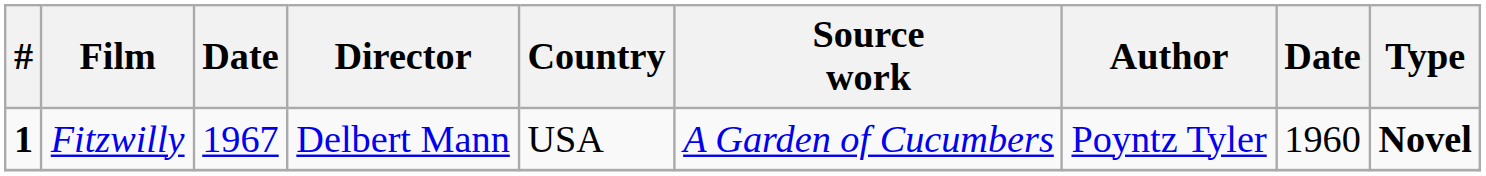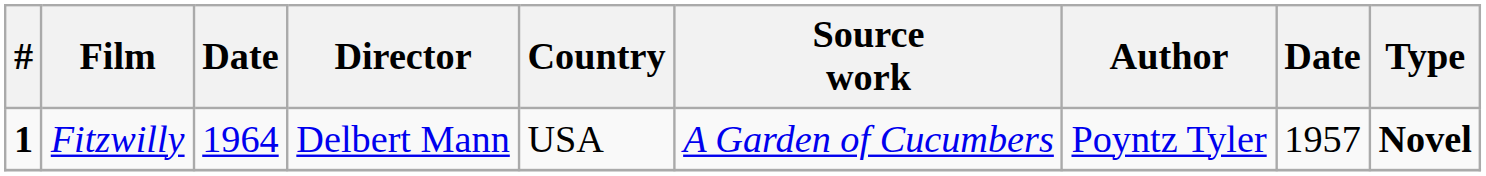(240, 138) 1967 -> (240, 138) 1964
(1323, 138) 1960 -> (1323, 138) 1957
